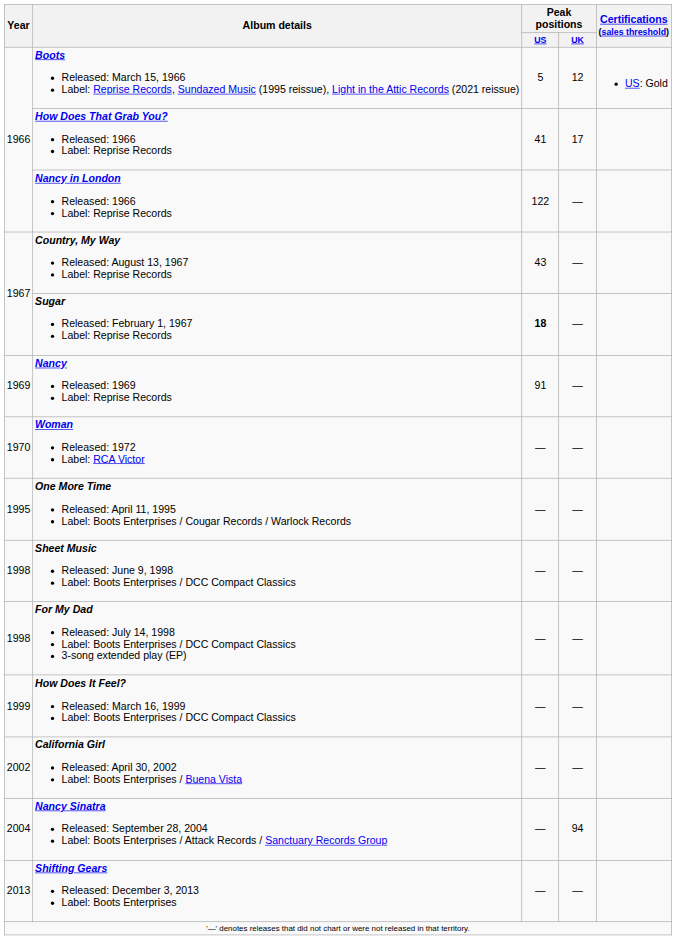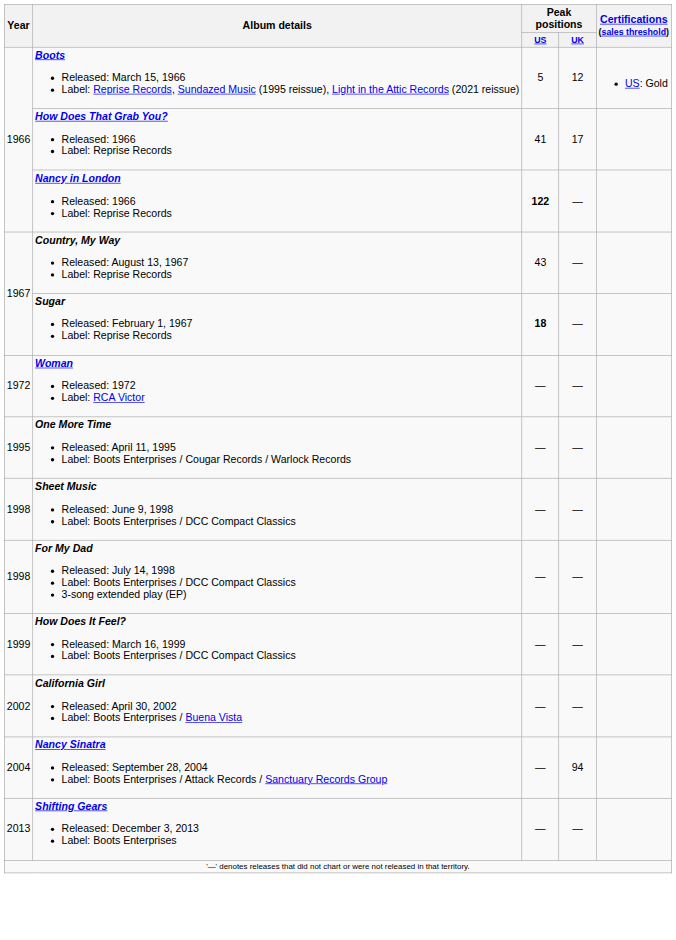(540, 201) normal -> (540, 201) bold
- row: (277, 381)
(19, 447) 1970 -> (19, 386) 1972
